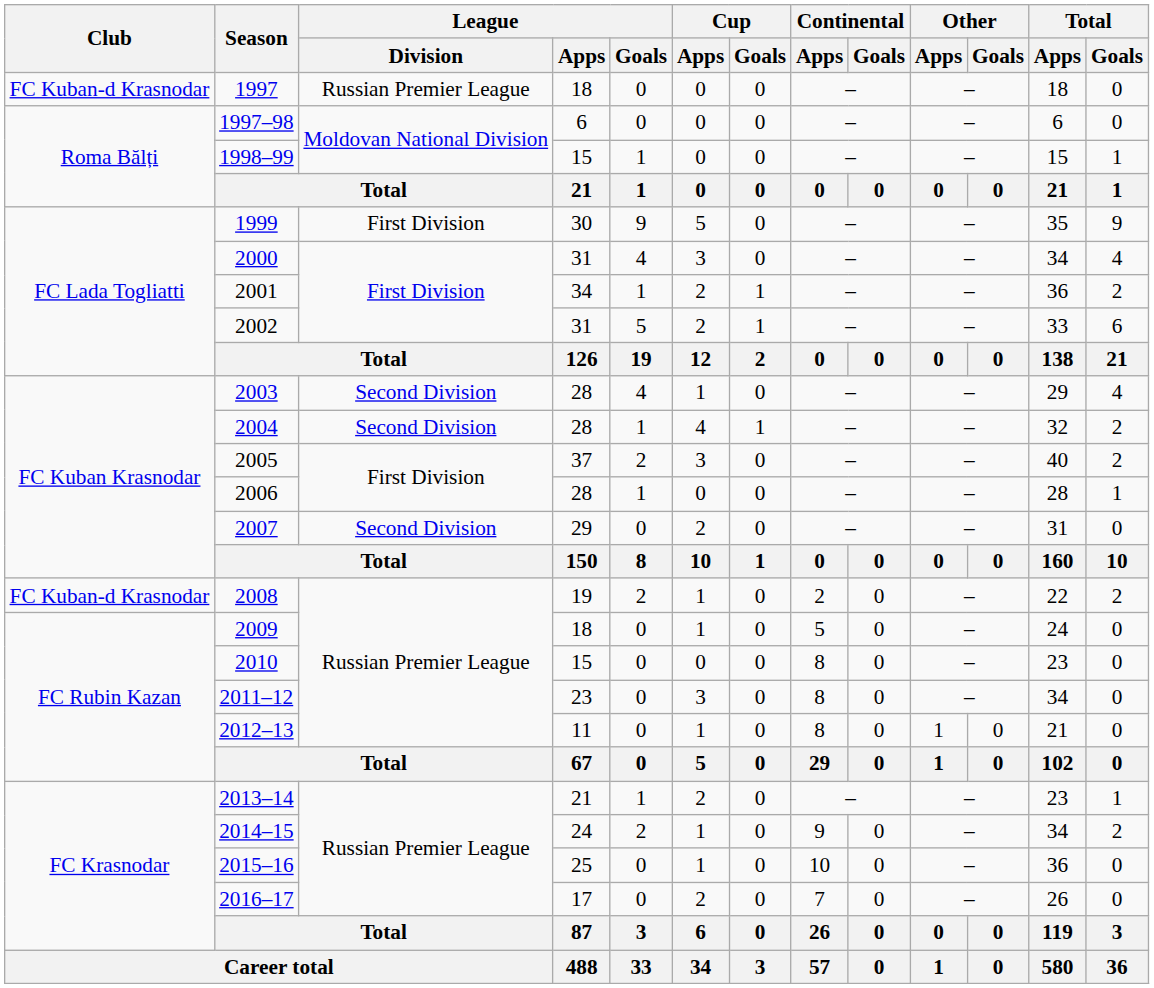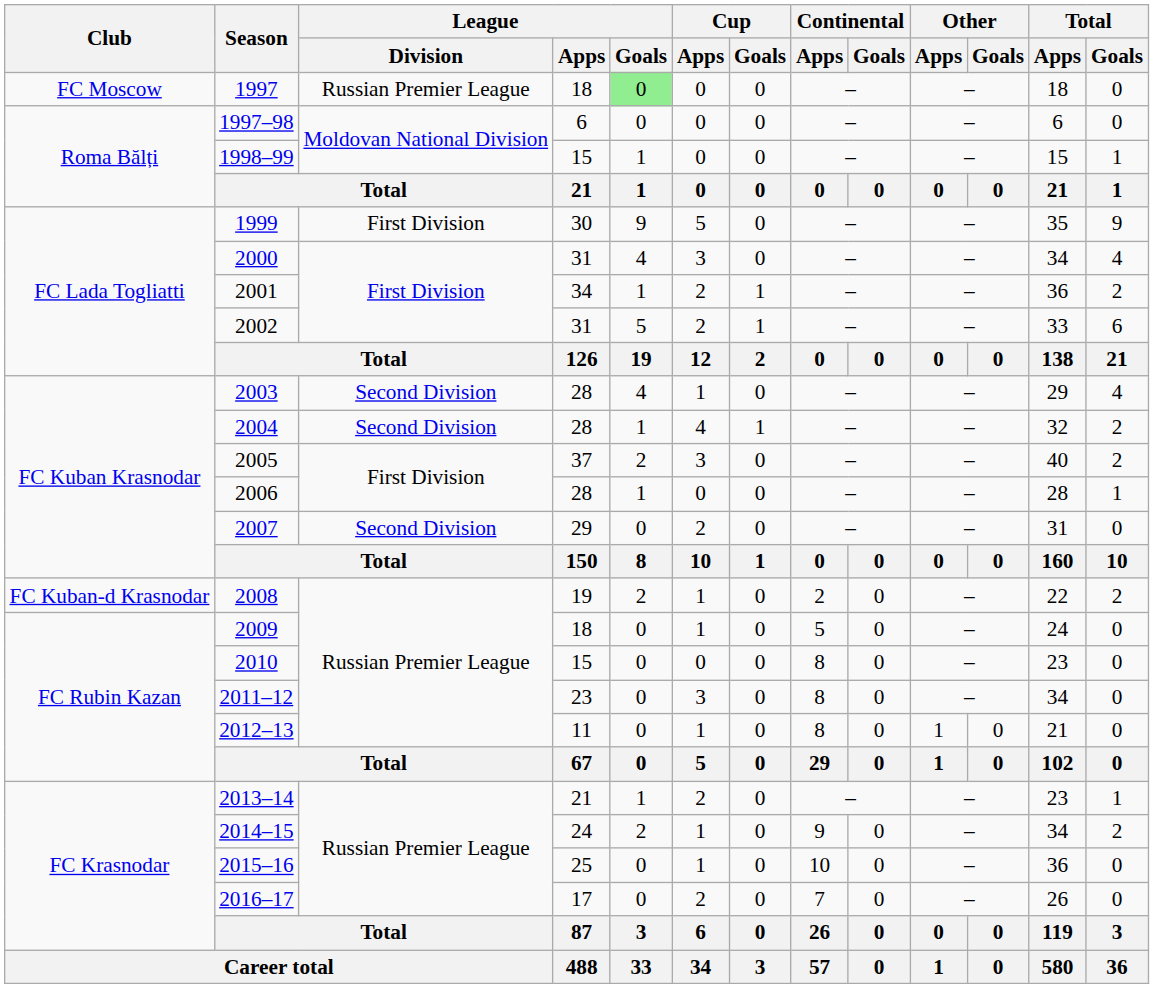(109, 88) FC Kuban-d Krasnodar -> (109, 88) FC Moscow
(641, 88) no background -> (641, 88) lightgreen background
